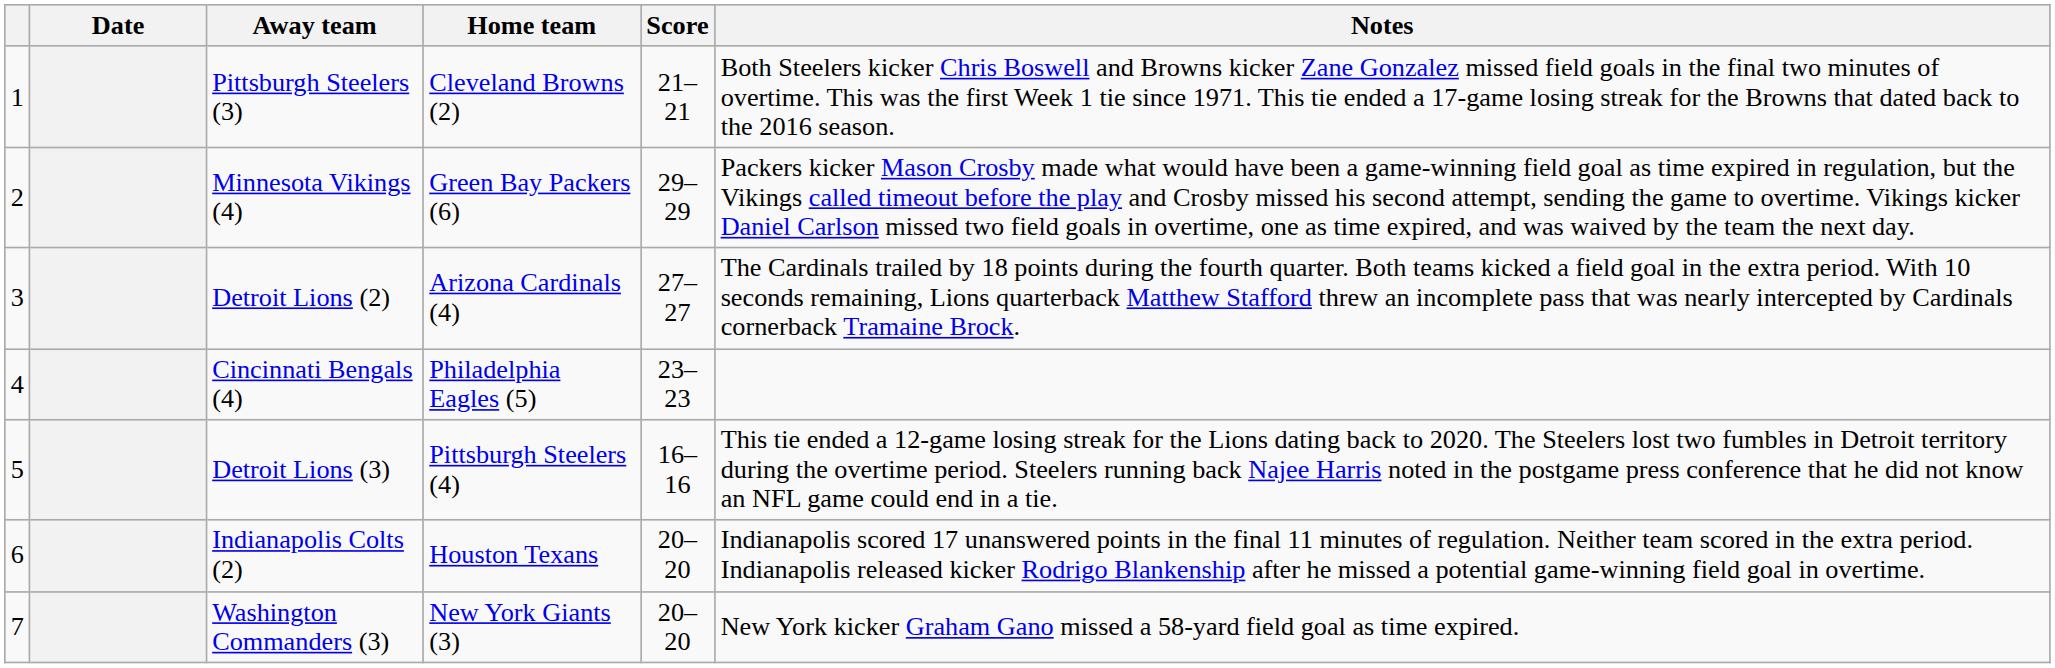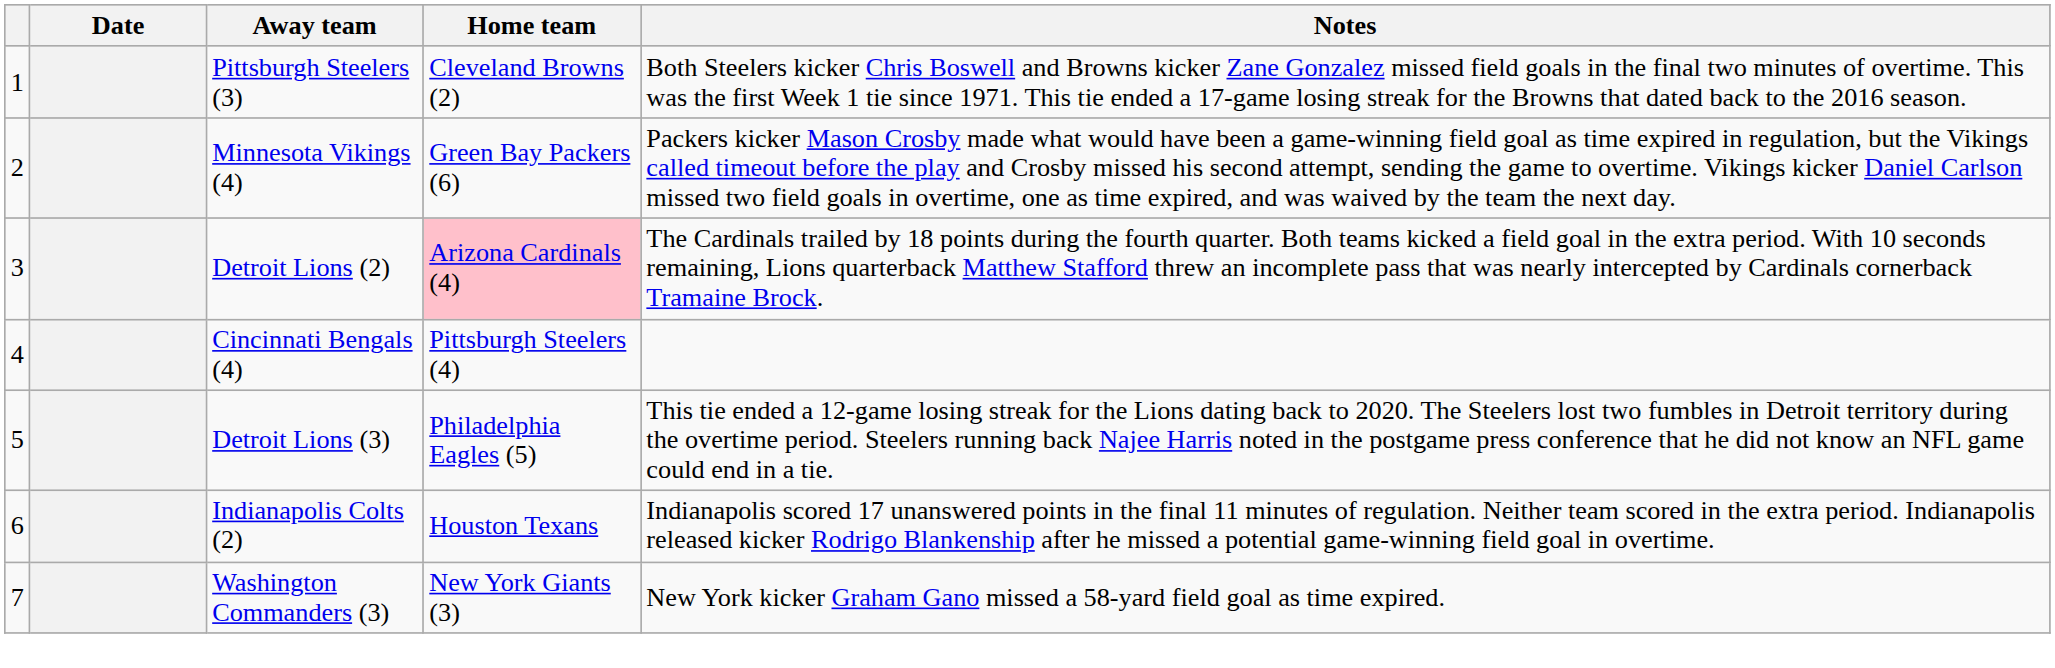- column: (677, 25)
(525, 297) no background -> (525, 268) pink background
(495, 383) Philadelphia Eagles (5) -> (528, 354) Pittsburgh Steelers (4)
(528, 469) Pittsburgh Steelers (4) -> (495, 440) Philadelphia Eagles (5)
